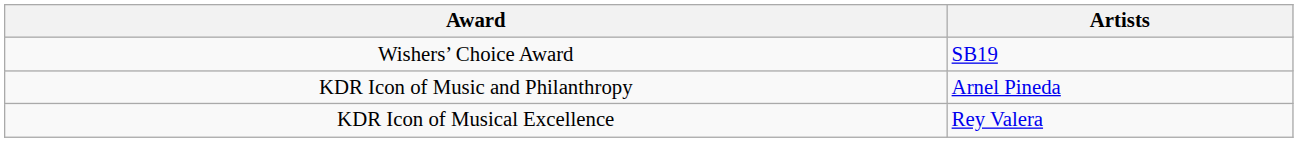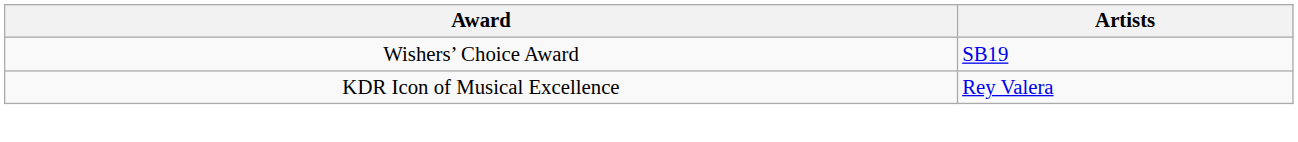- row: (476, 86)
